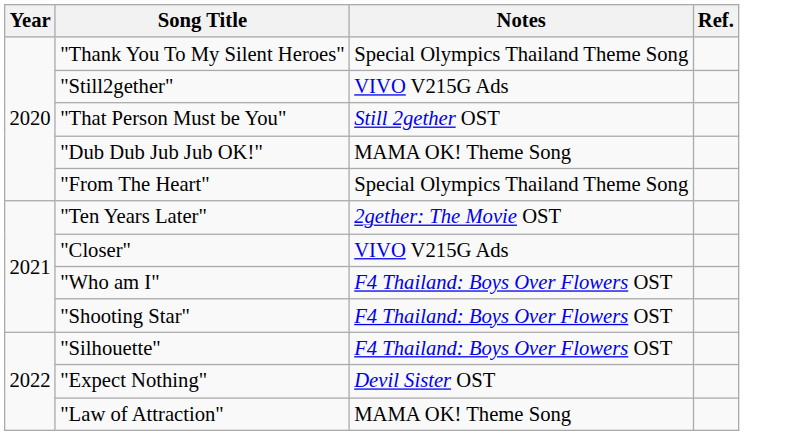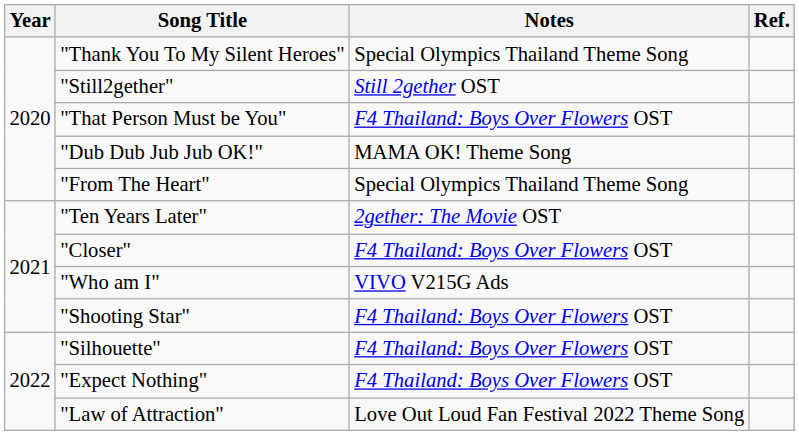(431, 86) VIVO V215G Ads -> (427, 86) Still 2gether OST
(427, 119) Still 2gether OST -> (513, 119) F4 Thailand: Boys Over Flowers OST
(431, 250) VIVO V215G Ads -> (513, 250) F4 Thailand: Boys Over Flowers OST
(513, 282) F4 Thailand: Boys Over Flowers OST -> (431, 282) VIVO V215G Ads
(425, 380) Devil Sister OST -> (513, 380) F4 Thailand: Boys Over Flowers OST
(463, 413) MAMA OK! Theme Song -> (549, 413) Love Out Loud Fan Festival 2022 Theme Song
